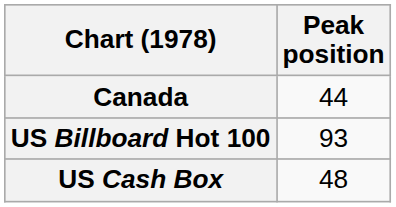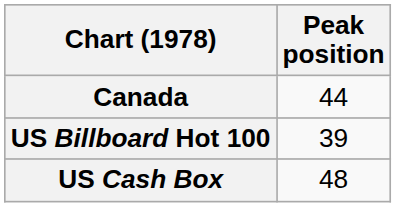(334, 138) 93 -> (334, 138) 39
